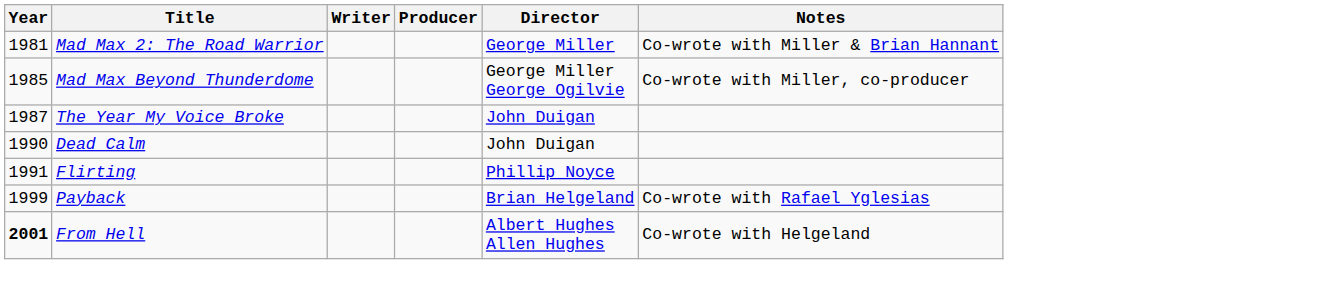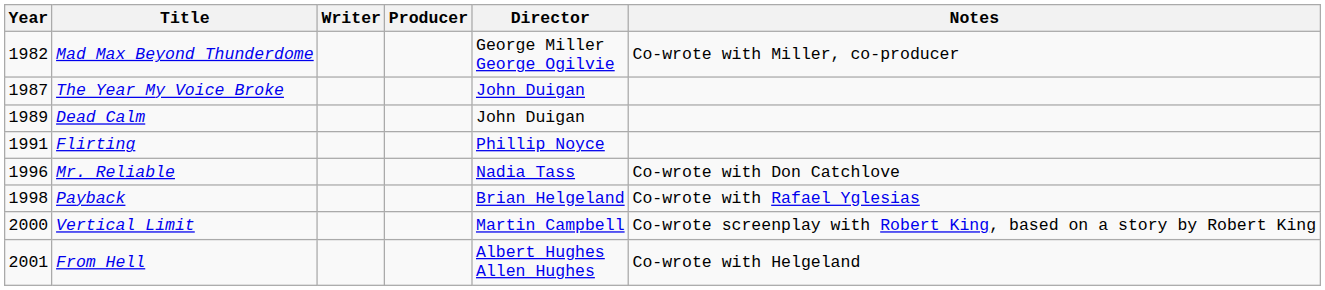- row: (190, 45)
(28, 81) 1985 -> (28, 55) 1982
(28, 145) 1990 -> (28, 118) 1989
+ row: (116, 172)
(28, 199) 1999 -> (28, 199) 1998
+ row: (125, 225)
(28, 235) bold -> (28, 262) normal
